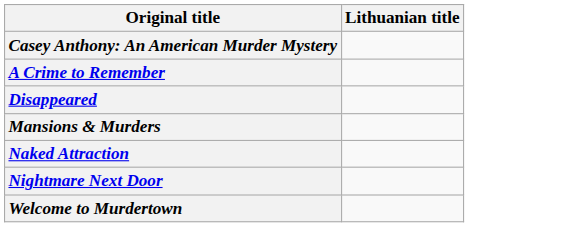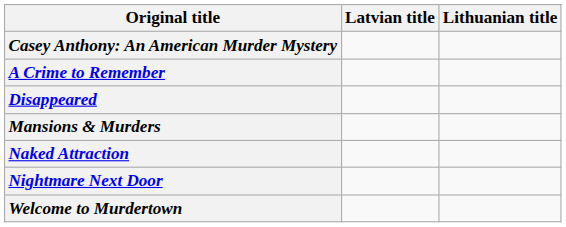+ column: (390, 18)
